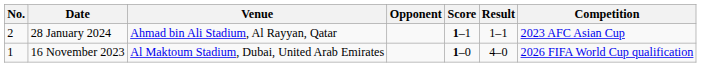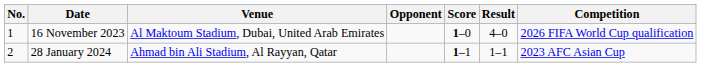rows swapped: (78, 52) <-> (71, 33)
